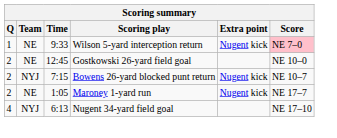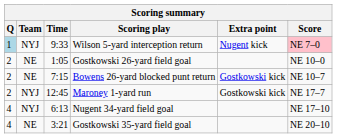(9, 44) no background -> (9, 44) lightblue background
(30, 44) NE -> (30, 44) NYJ
(57, 60) 12:45 -> (60, 60) 1:05
(30, 76) NYJ -> (30, 76) NE
(244, 76) Nugent kick -> (253, 76) Gostkowski kick
(30, 92) NE -> (30, 92) NYJ
(60, 92) 1:05 -> (57, 92) 12:45
(244, 92) Nugent kick -> (253, 92) Gostkowski kick
+ row: (132, 124)
